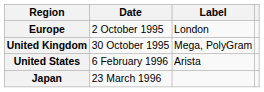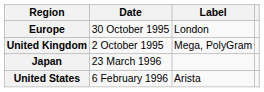(128, 29) 2 October 1995 -> (131, 29) 30 October 1995
(131, 45) 30 October 1995 -> (128, 45) 2 October 1995
rows swapped: (47, 62) <-> (47, 78)
